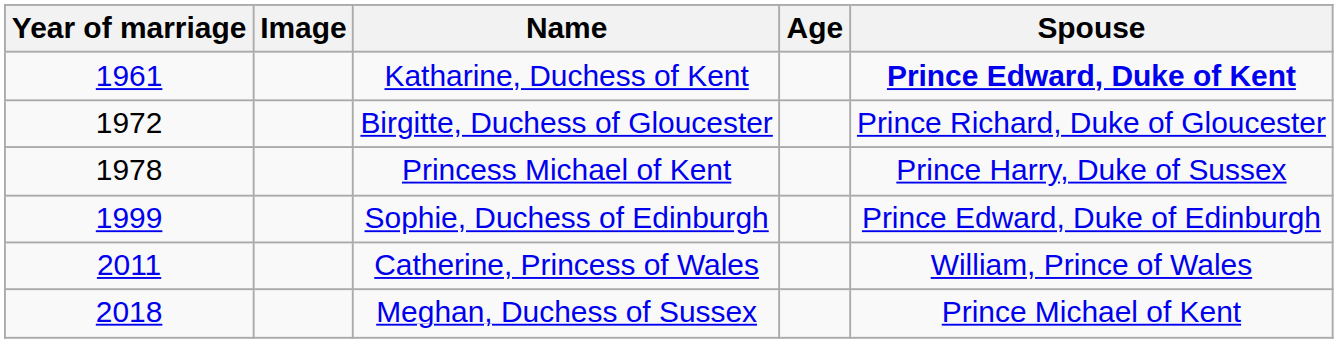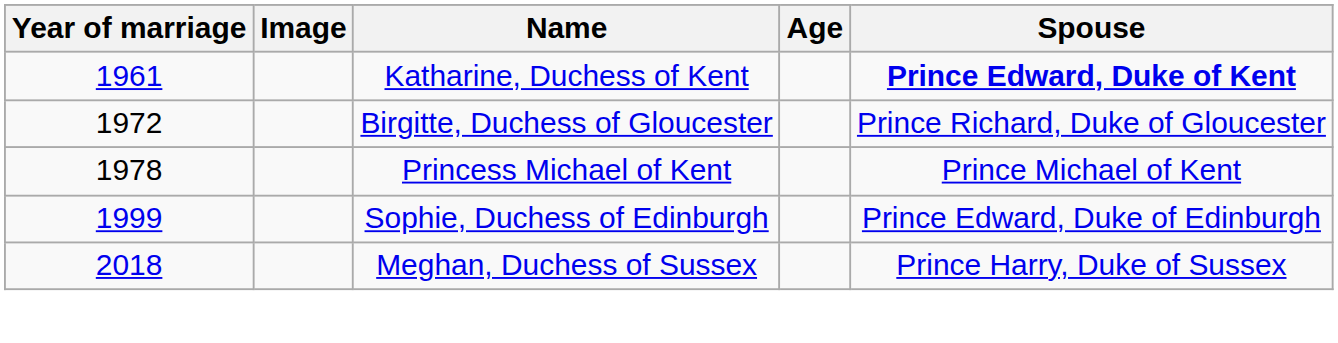(1091, 170) Prince Harry, Duke of Sussex -> (1091, 170) Prince Michael of Kent
- row: (567, 265)
(1091, 312) Prince Michael of Kent -> (1091, 265) Prince Harry, Duke of Sussex
